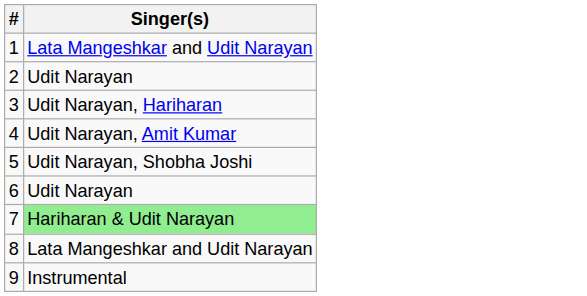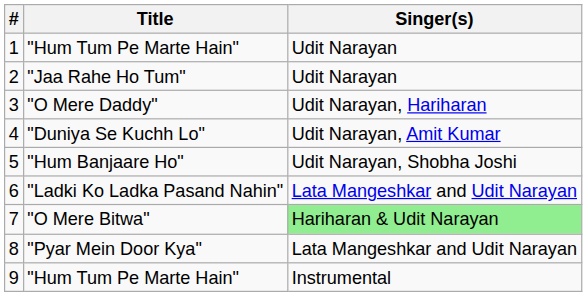+ column: (155, 19)
(170, 48) Lata Mangeshkar and Udit Narayan -> (344, 48) Udit Narayan
(80, 191) Udit Narayan -> (434, 191) Lata Mangeshkar and Udit Narayan
